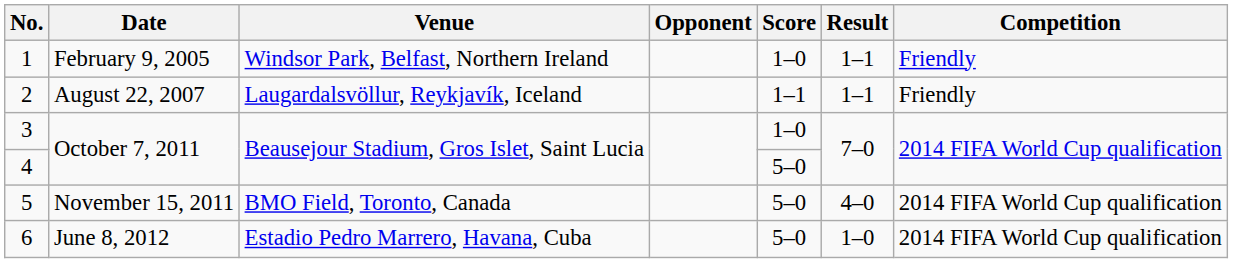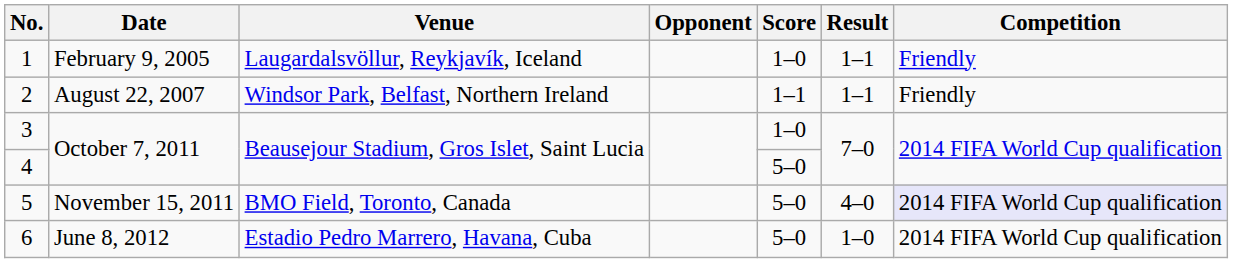(426, 58) Windsor Park, Belfast, Northern Ireland -> (413, 58) Laugardalsvöllur, Reykjavík, Iceland
(413, 94) Laugardalsvöllur, Reykjavík, Iceland -> (426, 94) Windsor Park, Belfast, Northern Ireland
(1060, 202) no background -> (1060, 202) lavender background
